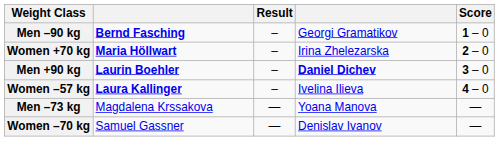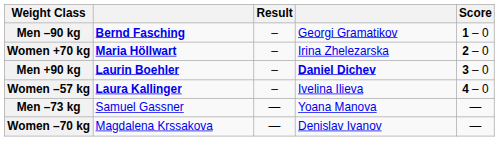(154, 107) Magdalena Krssakova -> (140, 107) Samuel Gassner
(140, 126) Samuel Gassner -> (154, 126) Magdalena Krssakova
